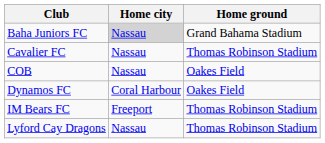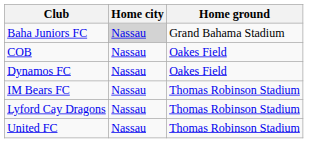- row: (36, 52)
(146, 90) Coral Harbour -> (129, 71) Nassau
(132, 109) Freeport -> (129, 90) Nassau
+ row: (32, 128)
